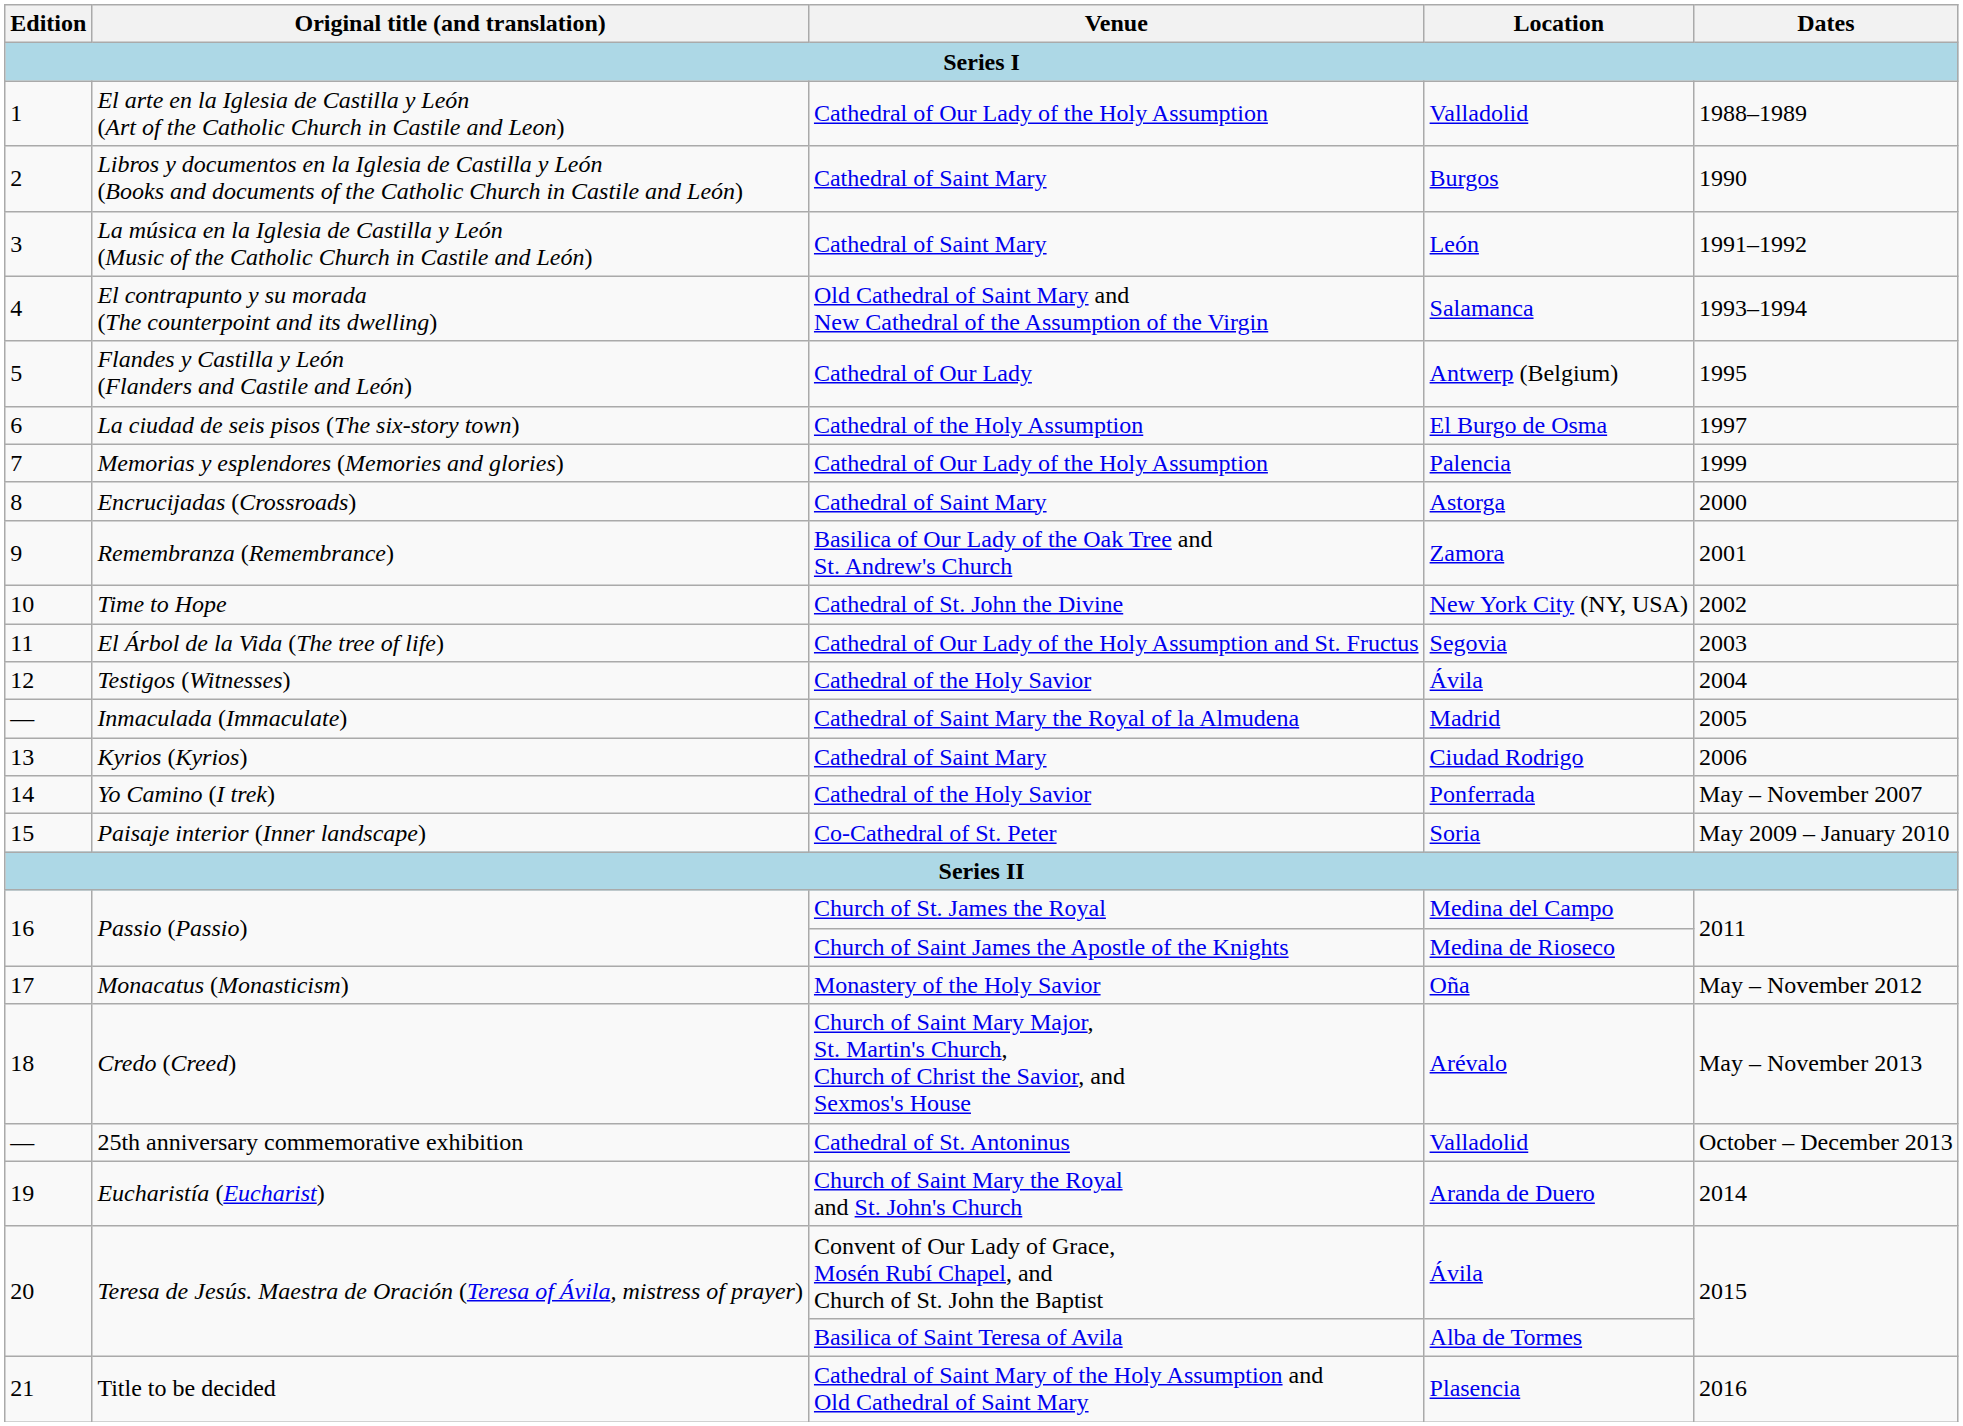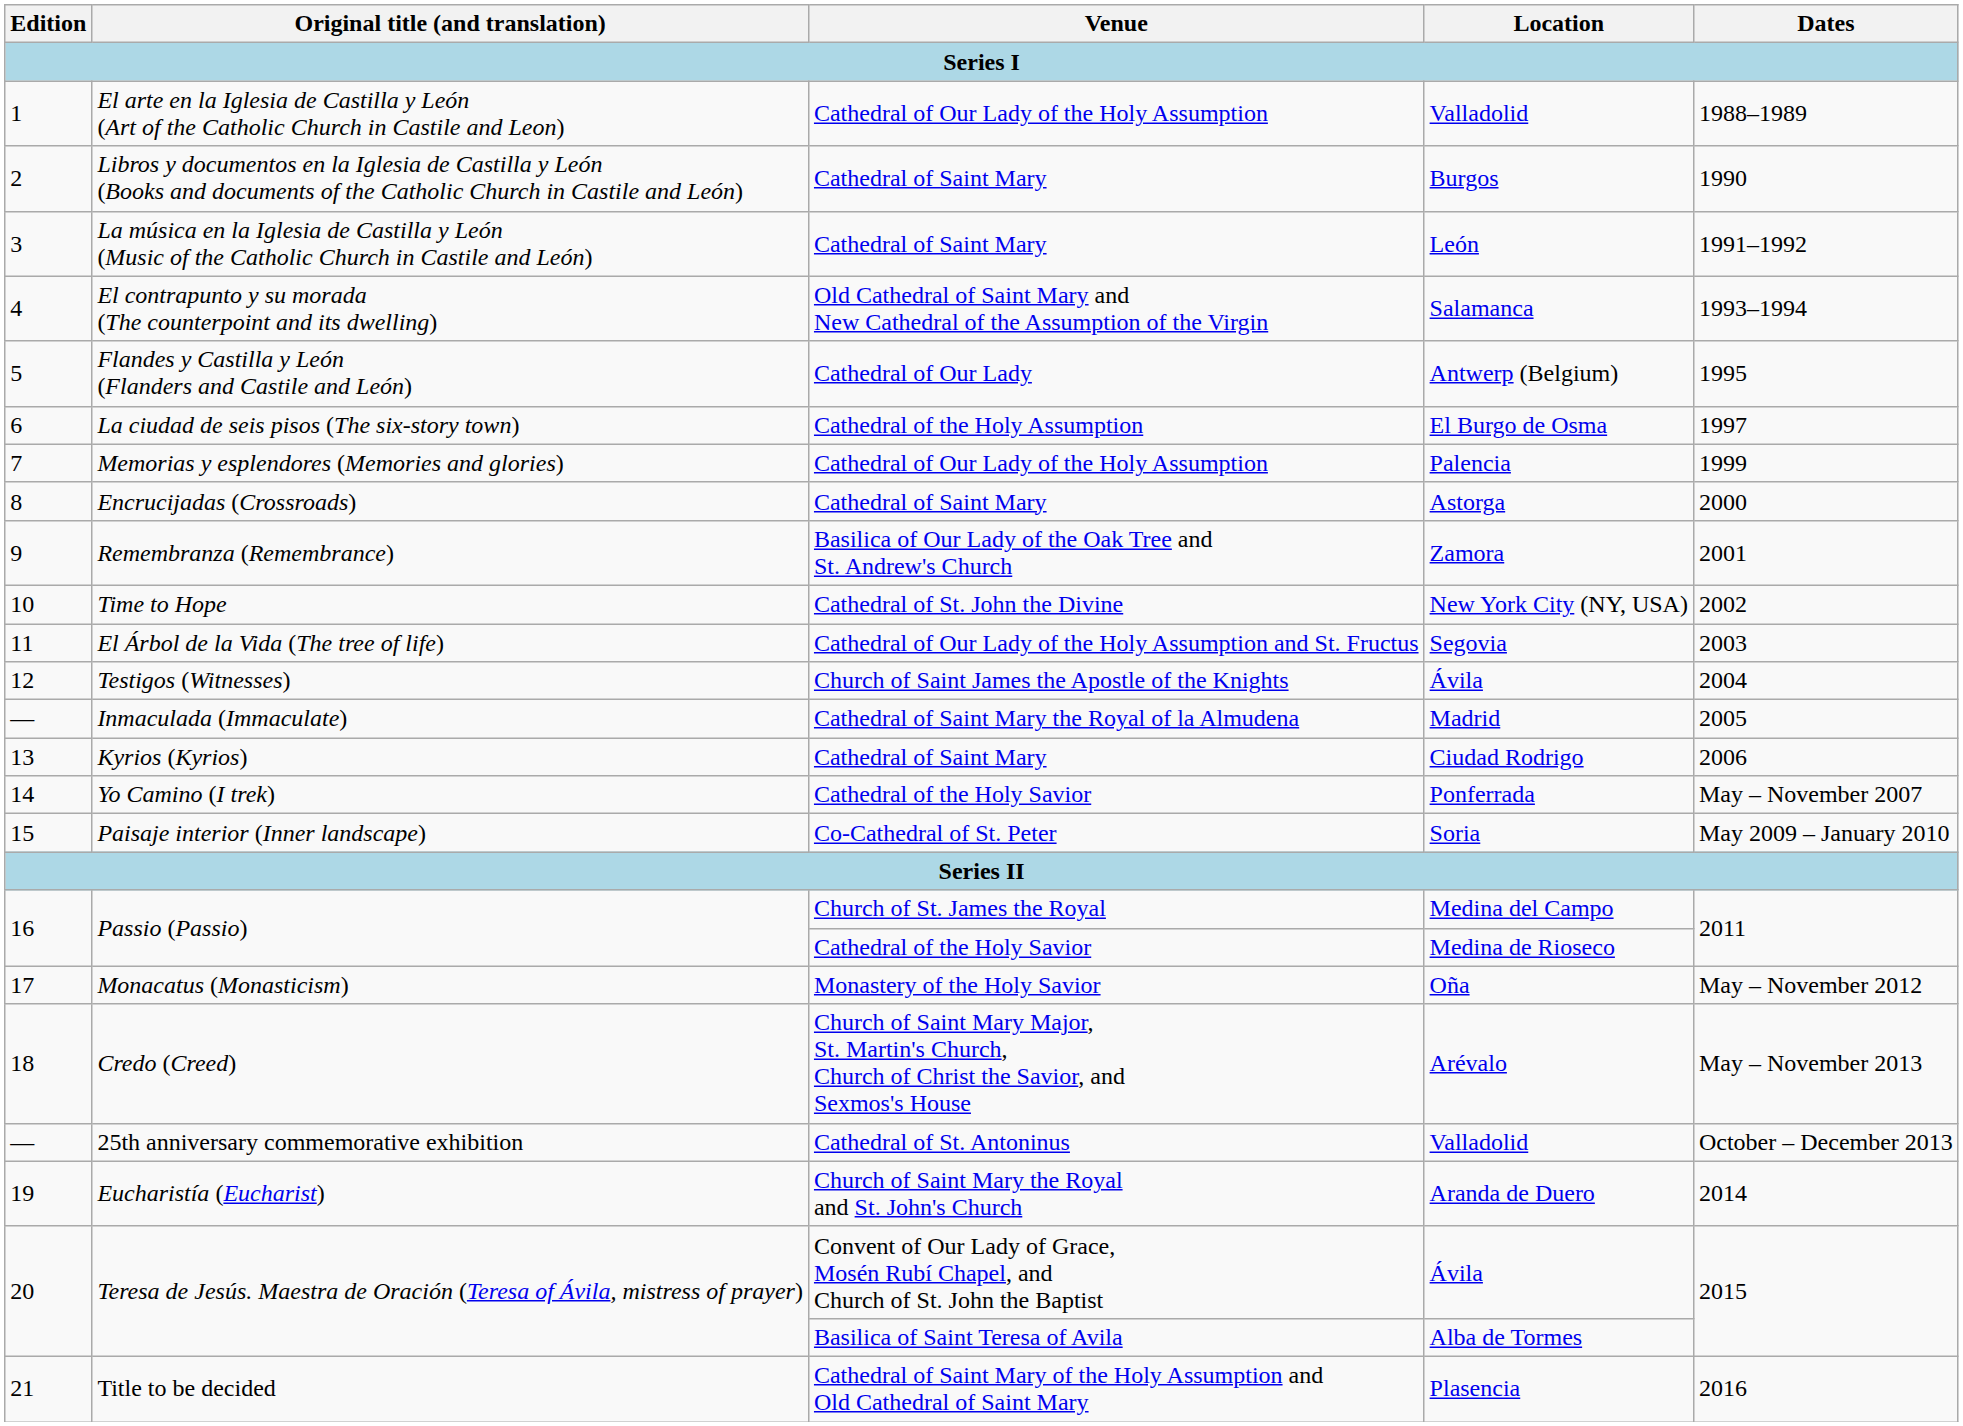(953, 680) Cathedral of the Holy Savior -> (1051, 680) Church of Saint James the Apostle of the Knights
(1051, 946) Church of Saint James the Apostle of the Knights -> (953, 946) Cathedral of the Holy Savior
